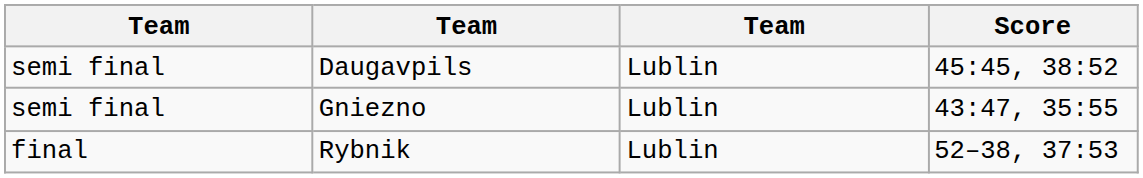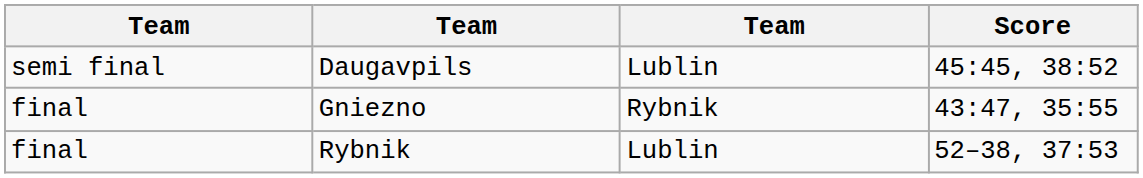(88, 109) semi final -> (50, 109) final
(673, 109) Lublin -> (673, 109) Rybnik
